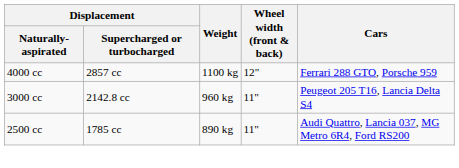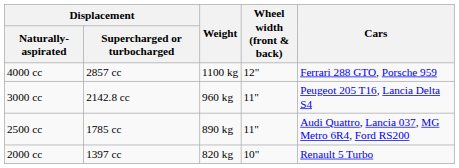+ row: (25, 154)
